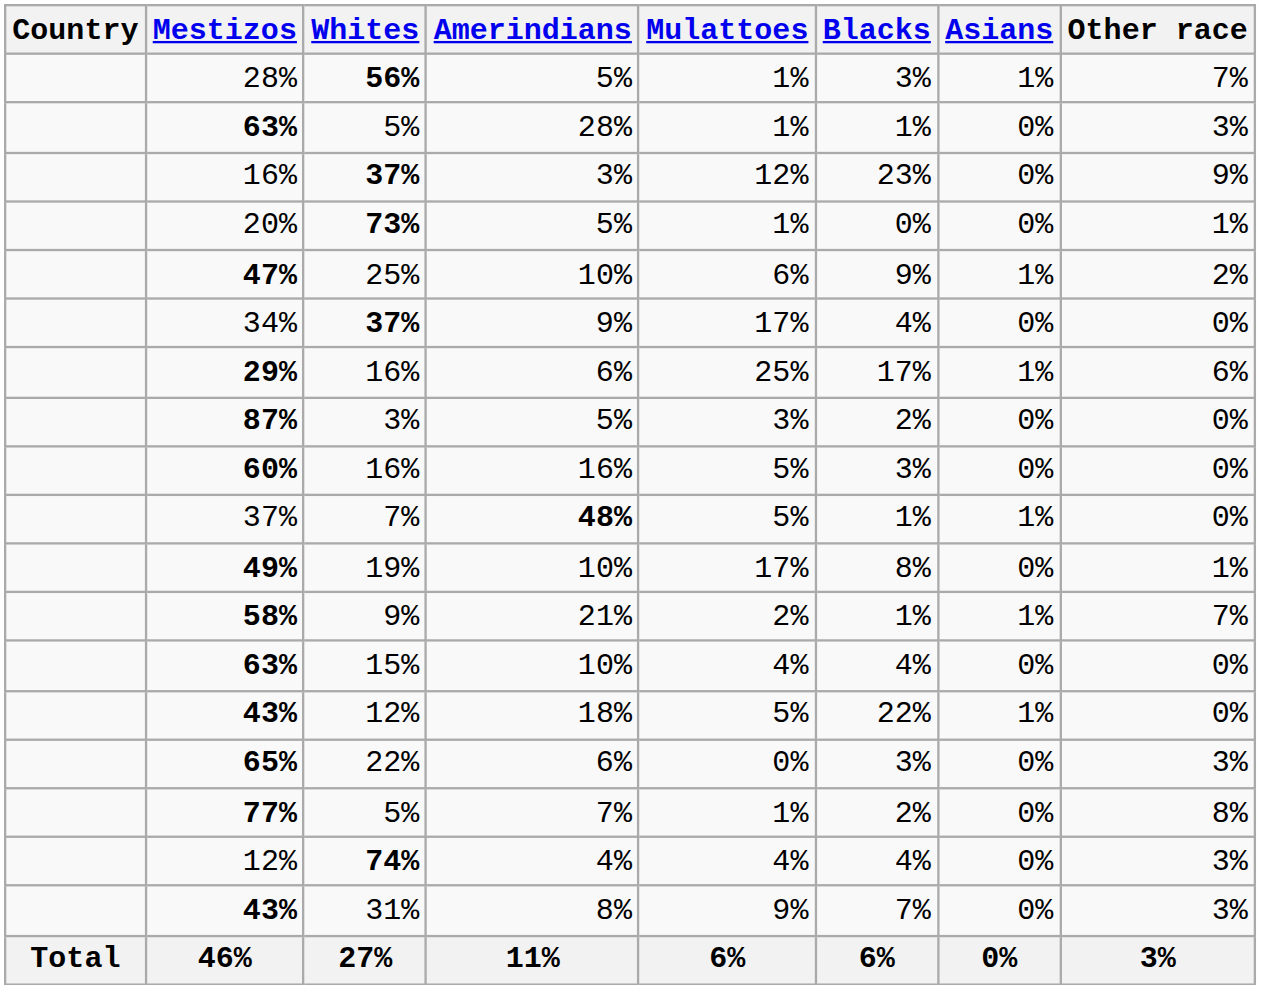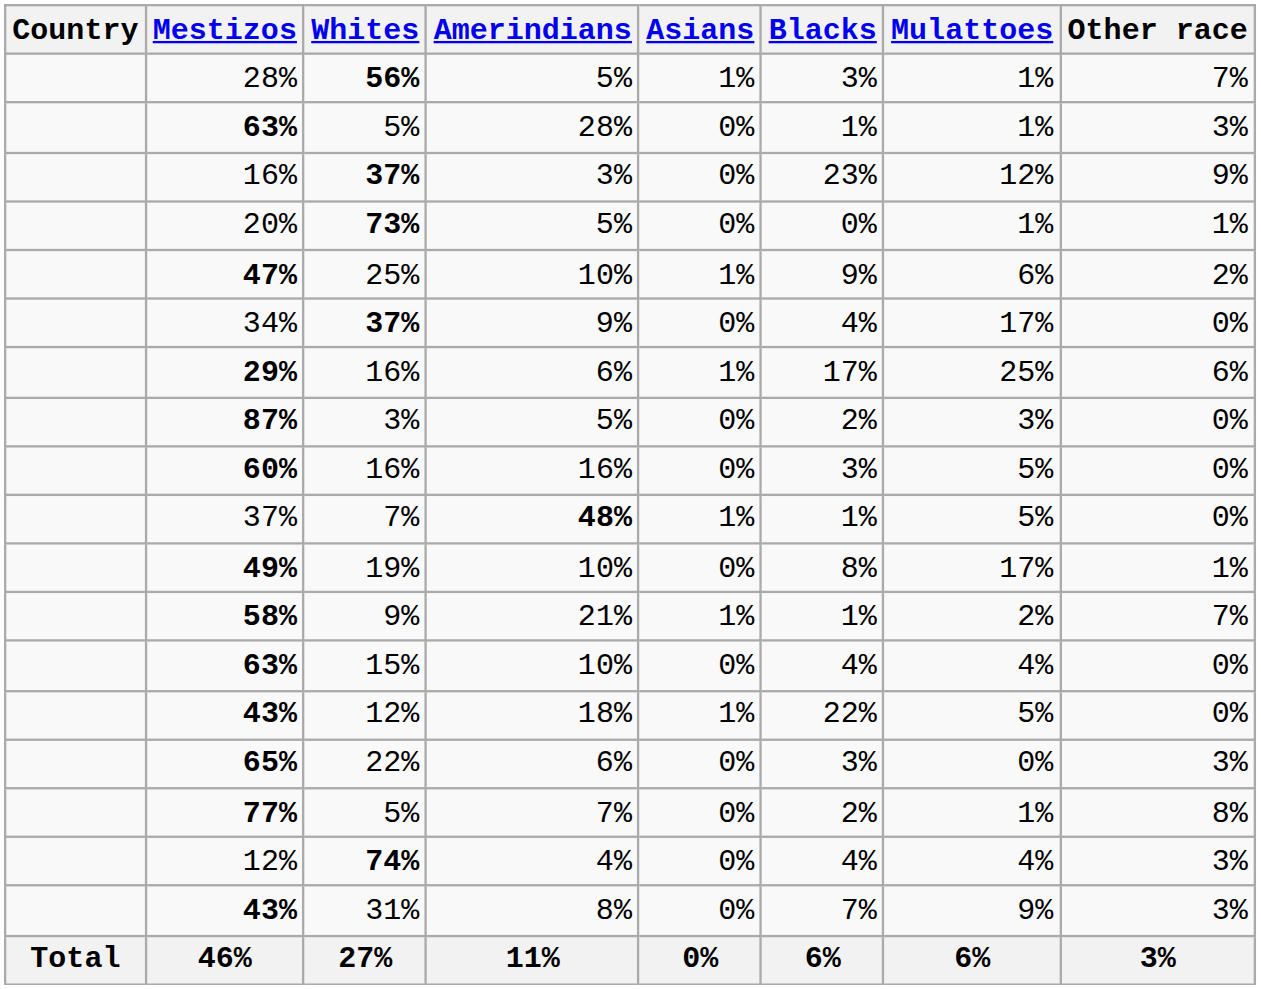columns swapped: (727, 30) <-> (999, 30)
